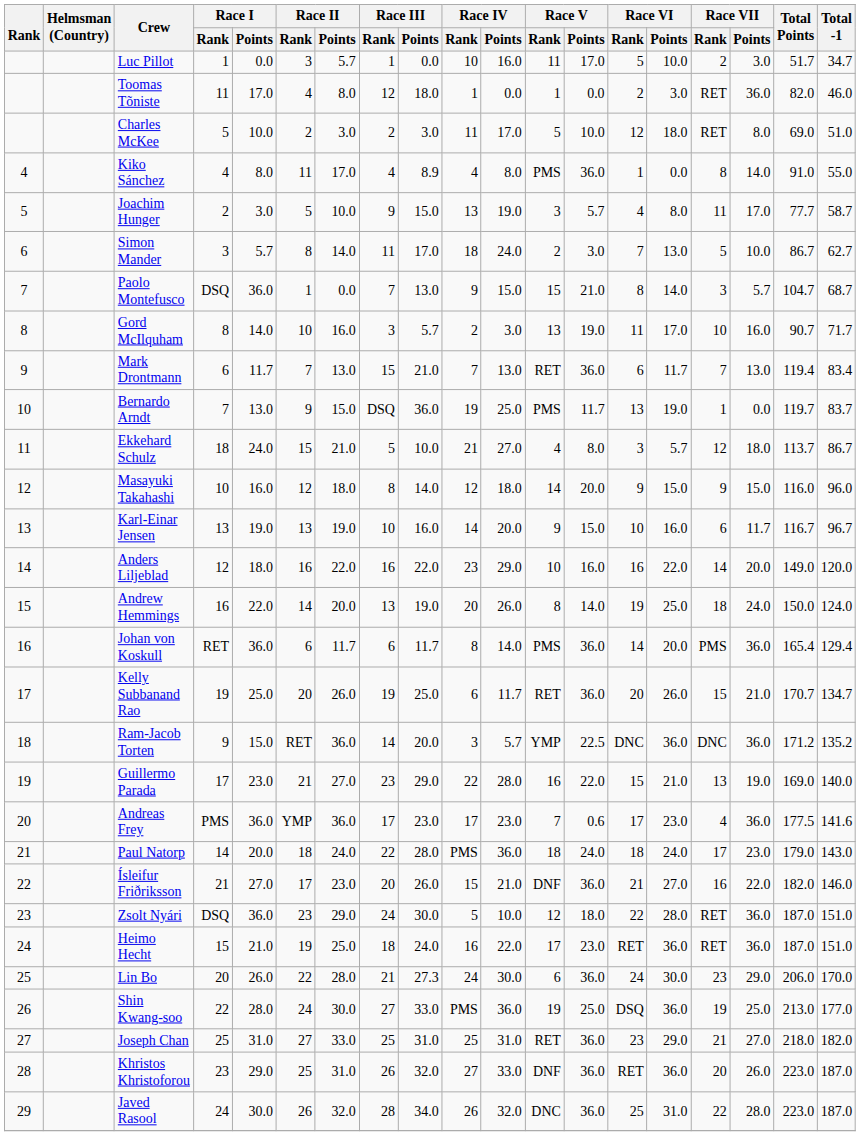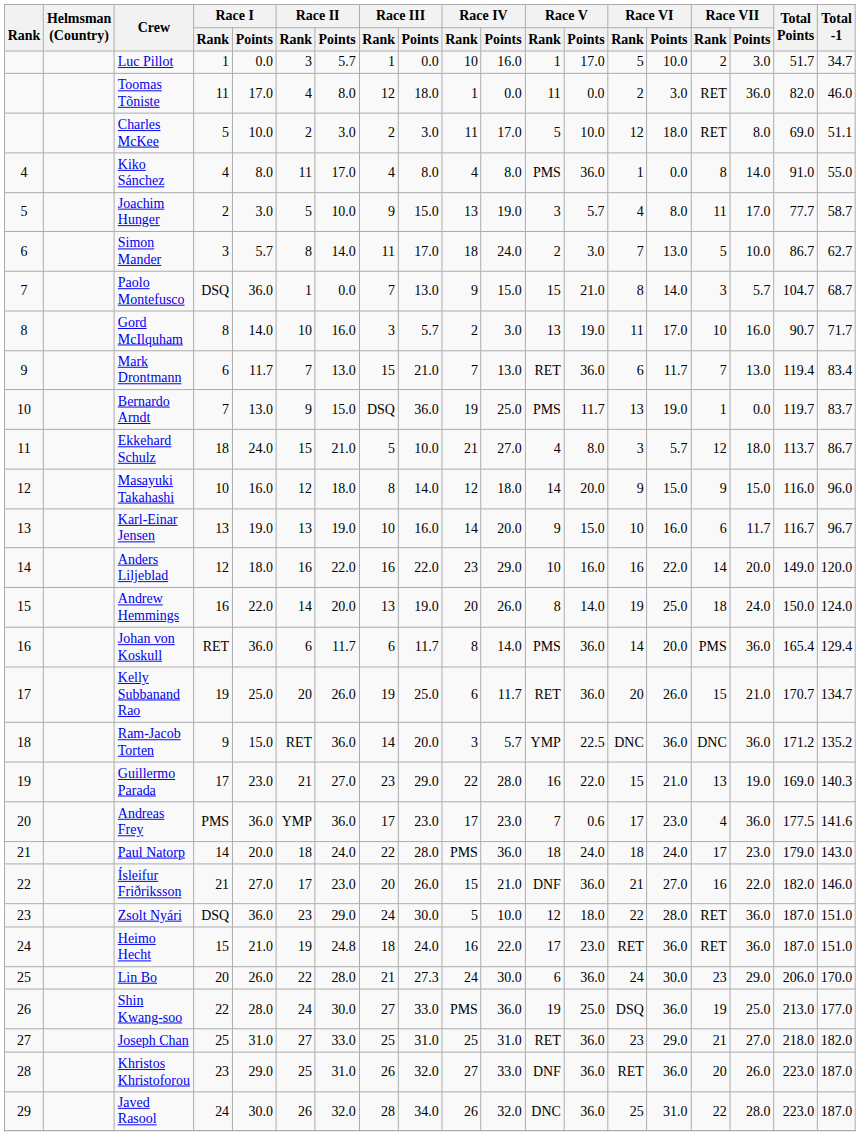(554, 62) 11 -> (557, 62) 1
(557, 93) 1 -> (554, 93) 11
(840, 133) 51.0 -> (840, 133) 51.1
(430, 172) 8.9 -> (430, 172) 8.0
(837, 782) 140.0 -> (837, 782) 140.3
(344, 946) 25.0 -> (344, 946) 24.8
